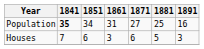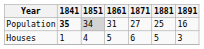(88, 24) no background -> (88, 24) lightgrey background
(62, 38) 7 -> (62, 38) 1
(86, 38) 6 -> (86, 38) 4
(109, 38) 3 -> (109, 38) 5
